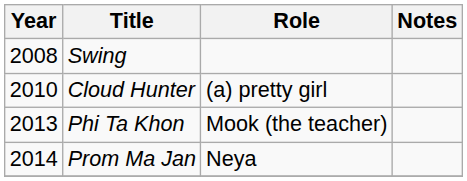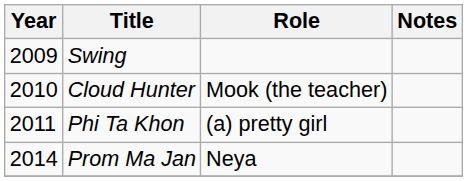(34, 55) 2008 -> (34, 55) 2009
(267, 90) (a) pretty girl -> (297, 90) Mook (the teacher)
(34, 124) 2013 -> (33, 124) 2011
(297, 124) Mook (the teacher) -> (267, 124) (a) pretty girl
